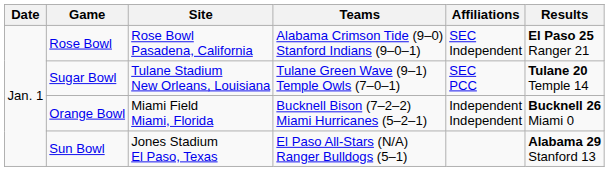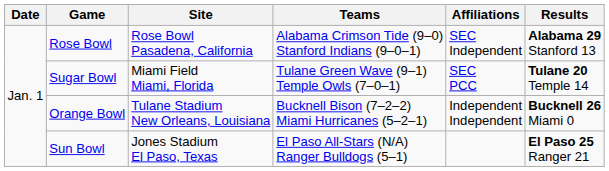(561, 43) El Paso 25 Ranger 21 -> (565, 43) Alabama 29 Stanford 13
(201, 78) Tulane Stadium New Orleans, Louisiana -> (172, 78) Miami Field Miami, Florida
(172, 114) Miami Field Miami, Florida -> (201, 114) Tulane Stadium New Orleans, Louisiana
(565, 149) Alabama 29 Stanford 13 -> (561, 149) El Paso 25 Ranger 21
